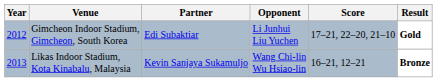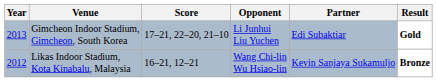columns swapped: (196, 13) <-> (353, 13)
(17, 35) 2012 -> (17, 35) 2013
(17, 63) 2013 -> (17, 63) 2012
